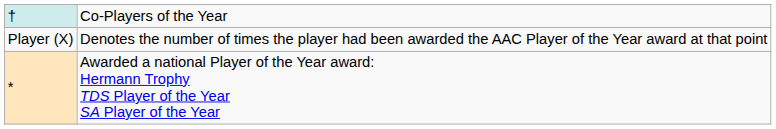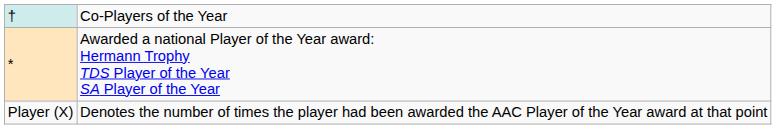rows swapped: (11, 87) <-> (41, 39)
